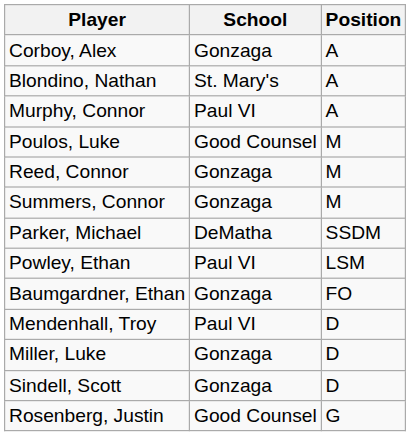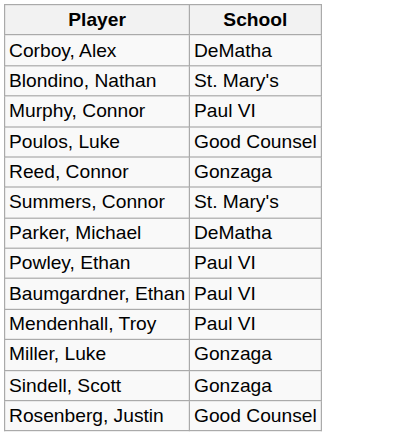- column: (363, 19)
(233, 50) Gonzaga -> (233, 50) DeMatha
(233, 202) Gonzaga -> (236, 202) St. Mary's
(233, 293) Gonzaga -> (225, 293) Paul VI
